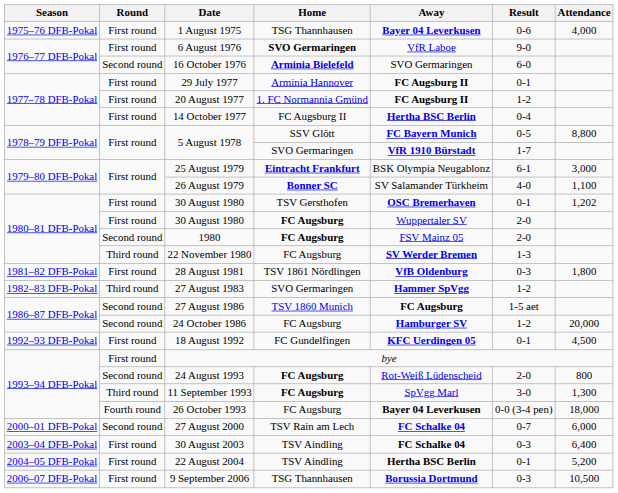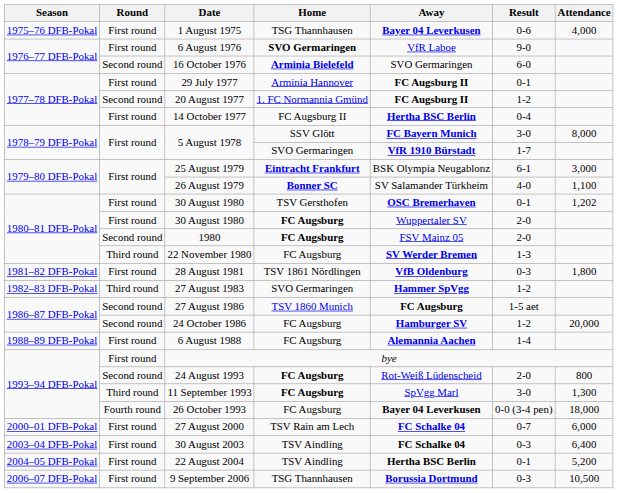(132, 99) First round -> (132, 99) Second round
(524, 133) 0-5 -> (524, 133) 3-0
(584, 133) 8,800 -> (584, 133) 8,000
+ row: (209, 340)
- row: (209, 340)
(132, 427) Second round -> (132, 427) First round
